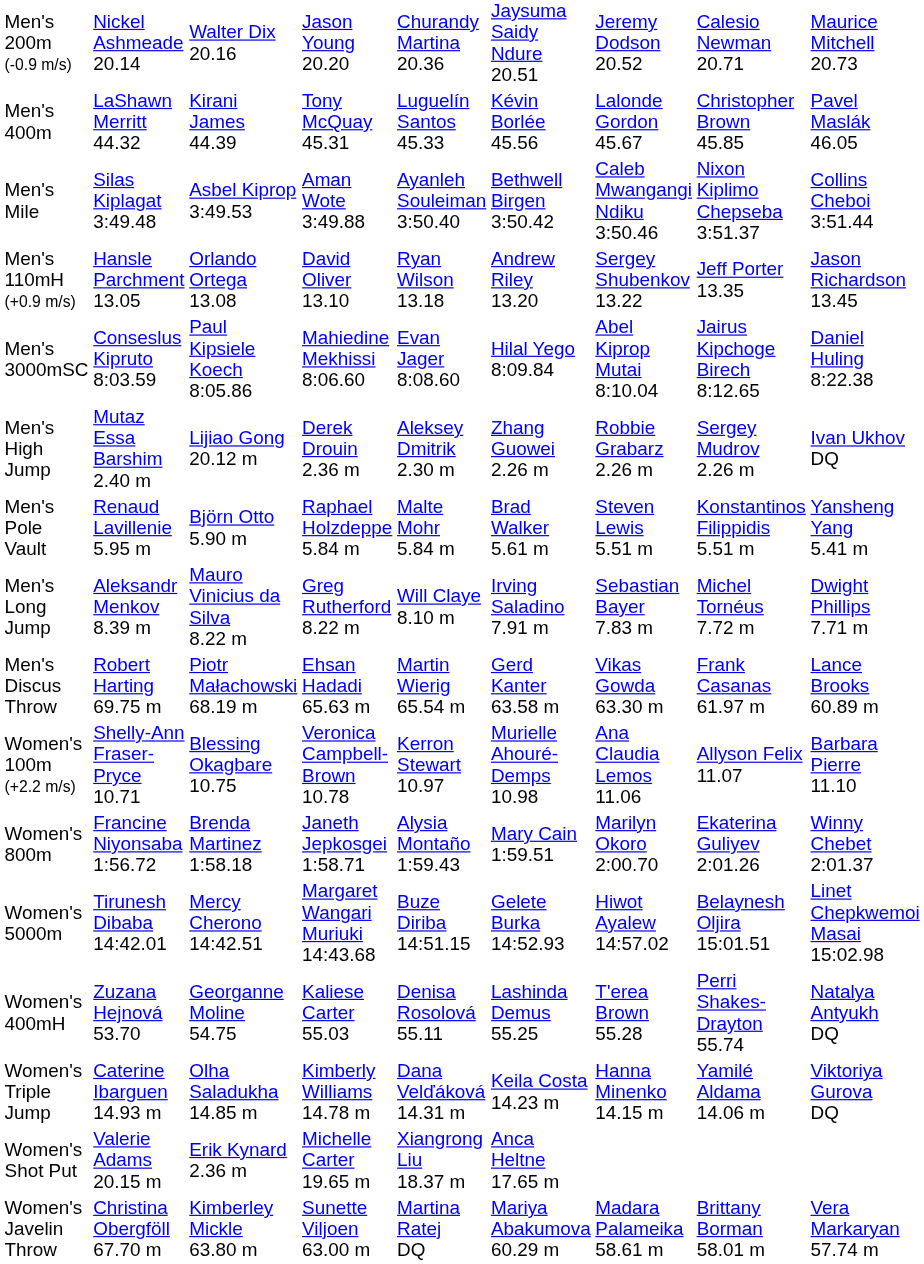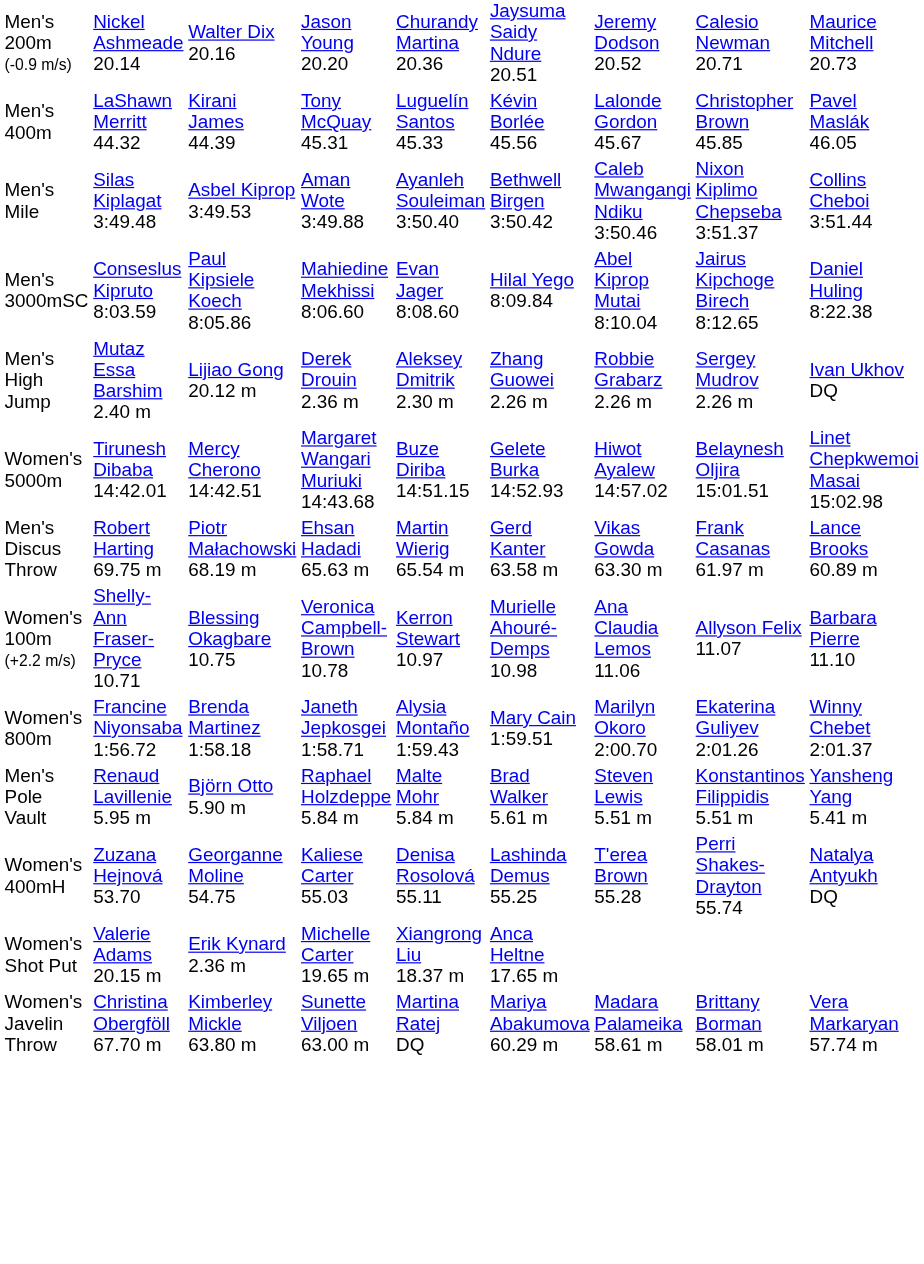- row: (40, 280)
rows swapped: (29, 527) <-> (43, 923)
- row: (29, 606)
- row: (43, 1091)
